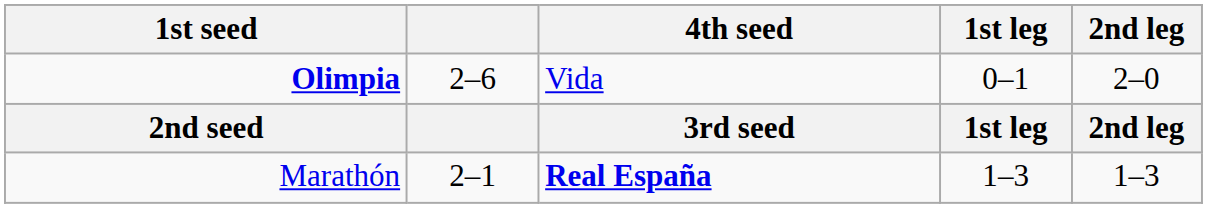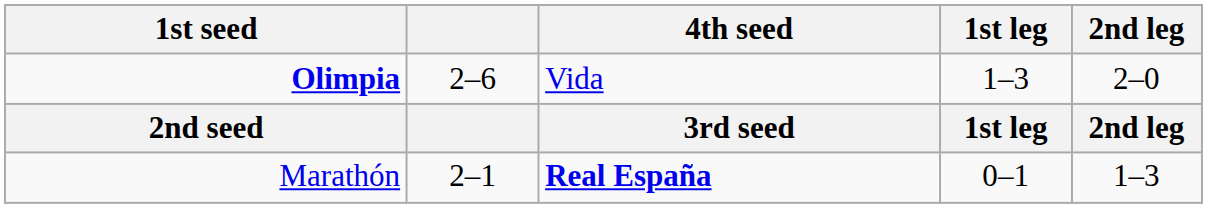(1006, 78) 0–1 -> (1006, 78) 1–3
(1006, 176) 1–3 -> (1006, 176) 0–1
